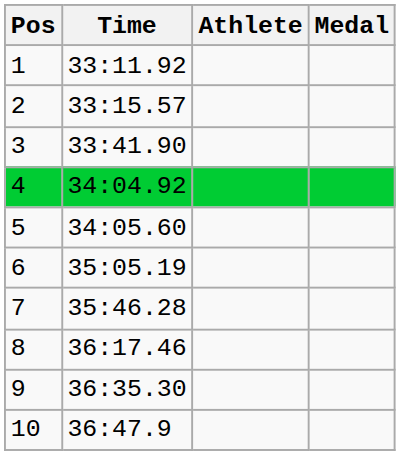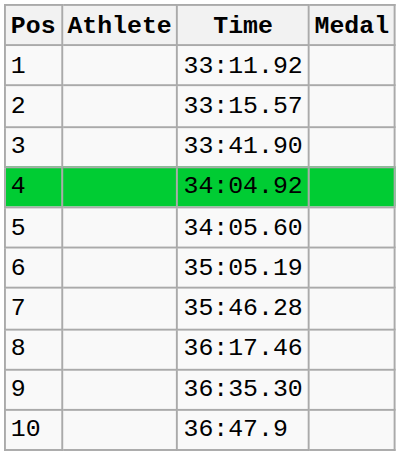columns swapped: (127, 25) <-> (251, 25)
